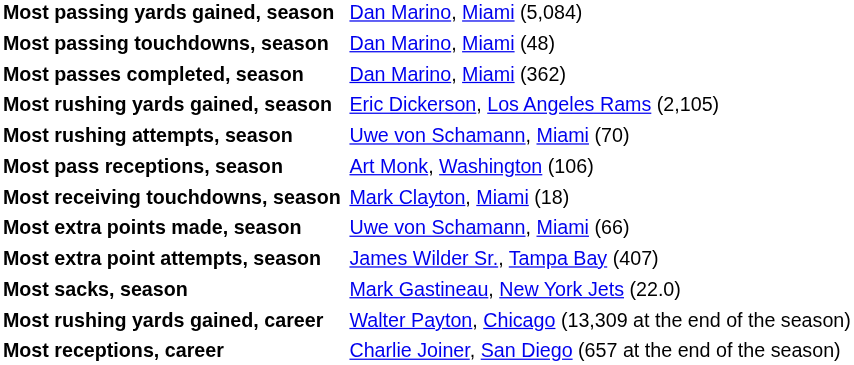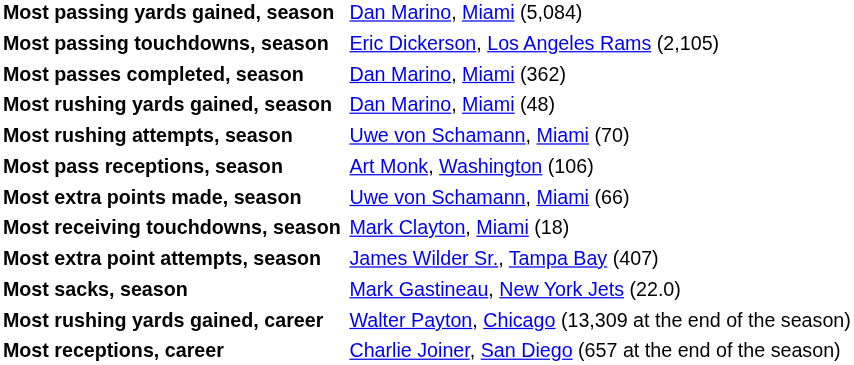(452, 43) Dan Marino, Miami (48) -> (534, 43) Eric Dickerson, Los Angeles Rams (2,105)
(534, 105) Eric Dickerson, Los Angeles Rams (2,105) -> (452, 105) Dan Marino, Miami (48)
rows swapped: (172, 197) <-> (152, 228)
